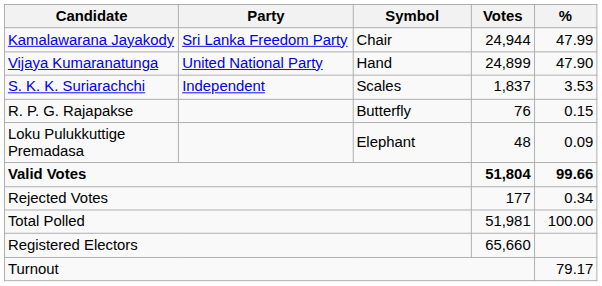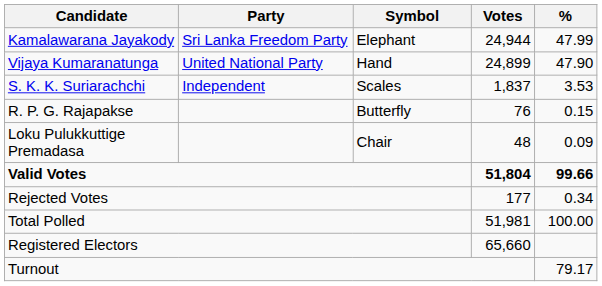(374, 39) Chair -> (386, 39) Elephant
(386, 142) Elephant -> (374, 142) Chair
